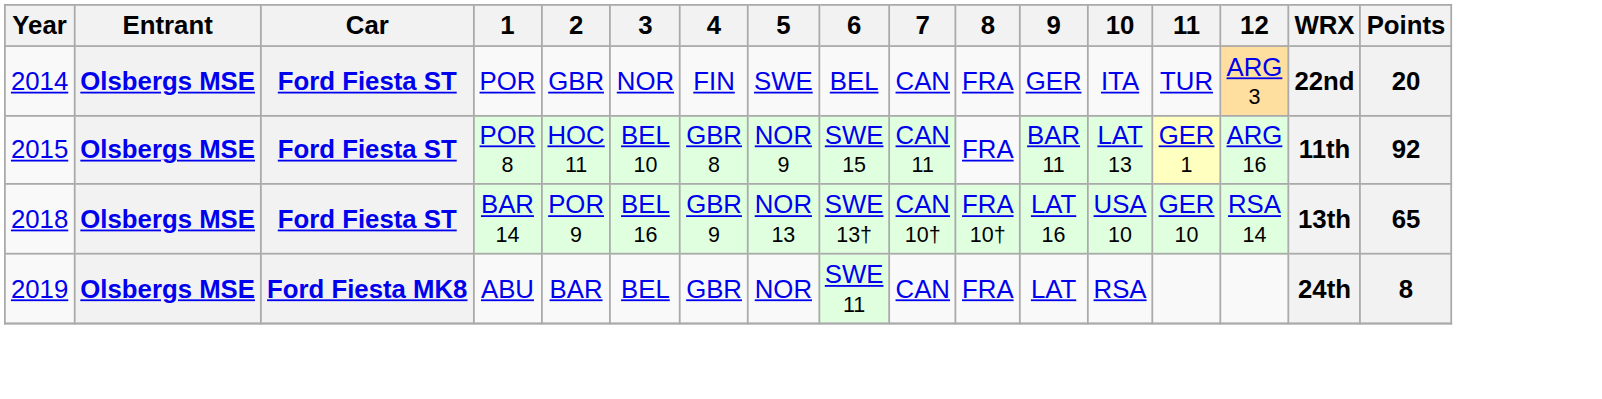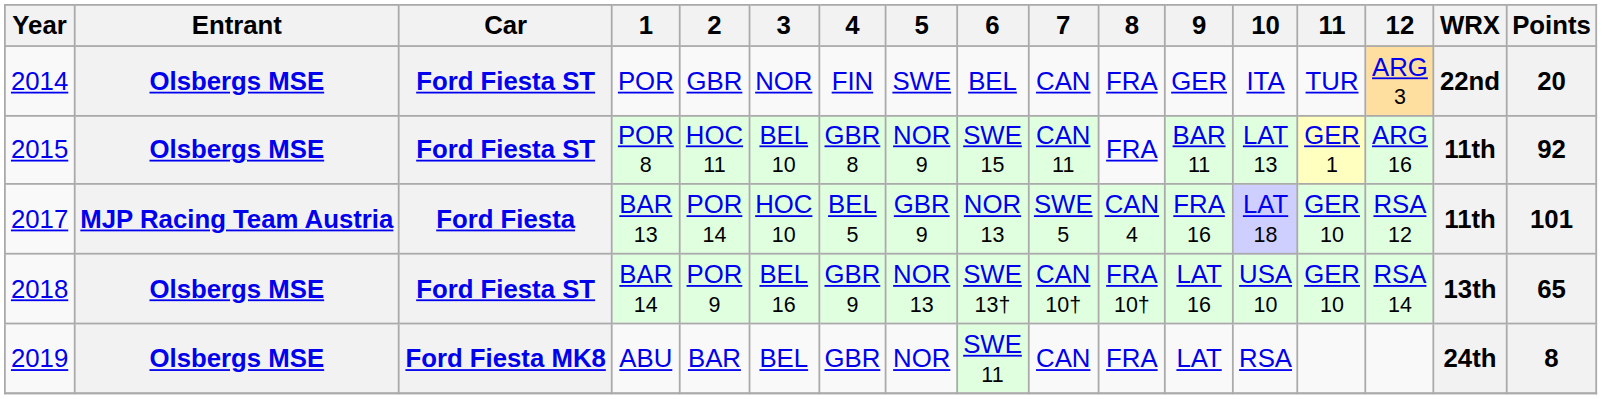+ row: (646, 219)
